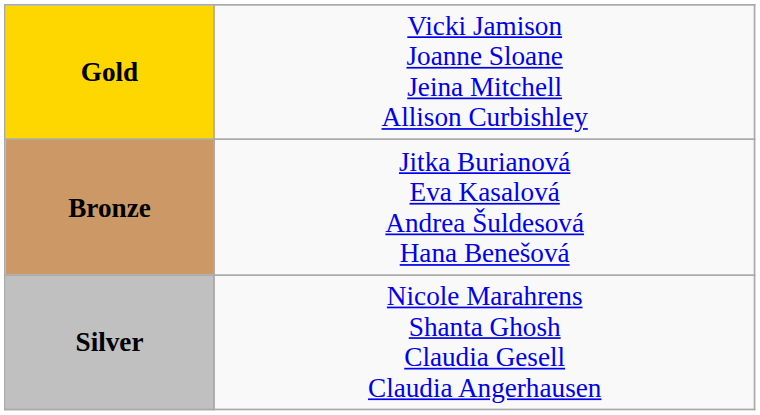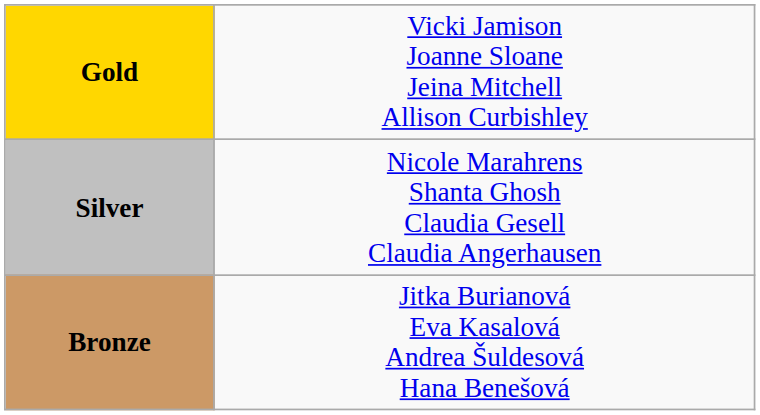rows swapped: (110, 341) <-> (110, 206)
